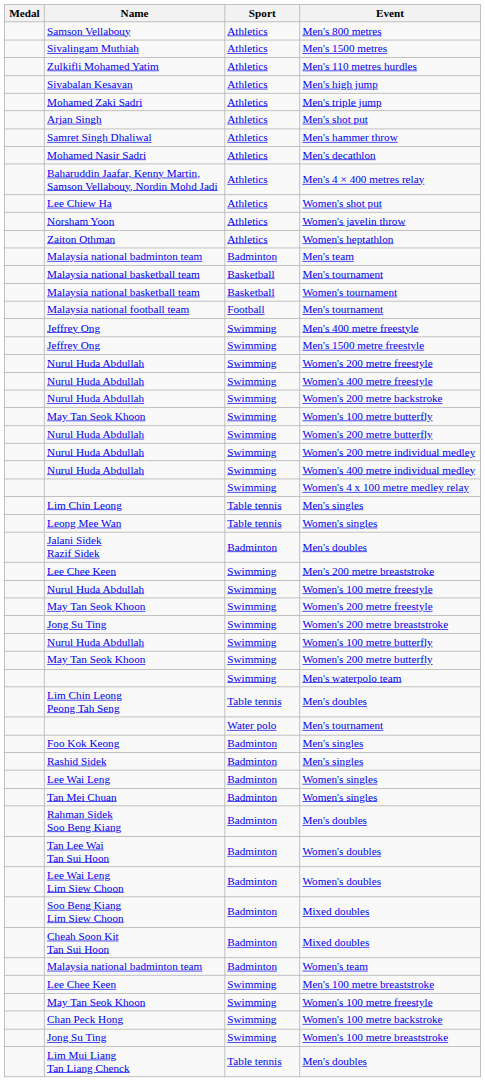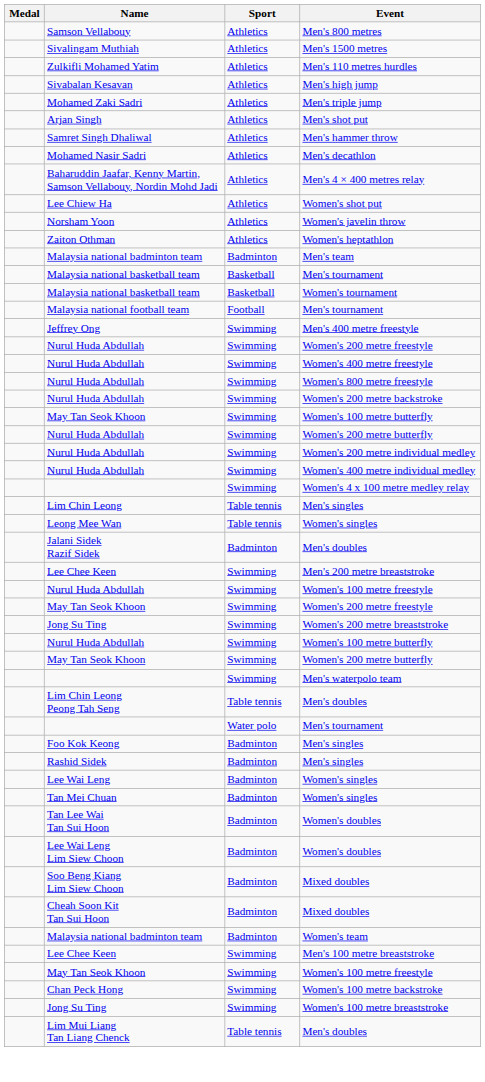- row: (74, 345)
+ row: (96, 381)
- row: (84, 821)
